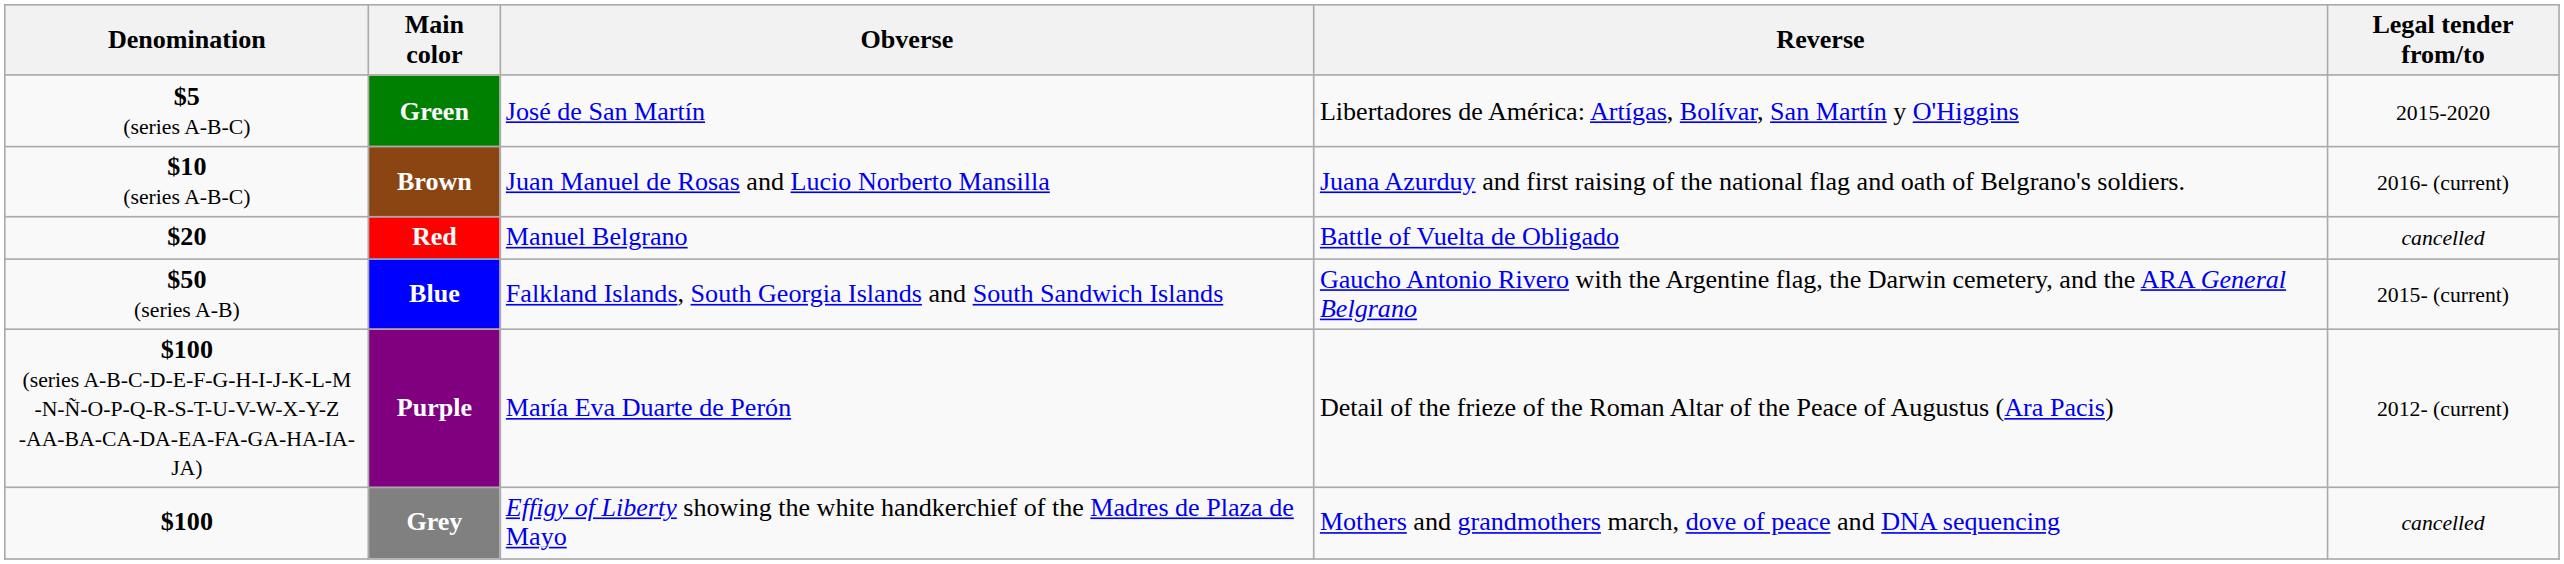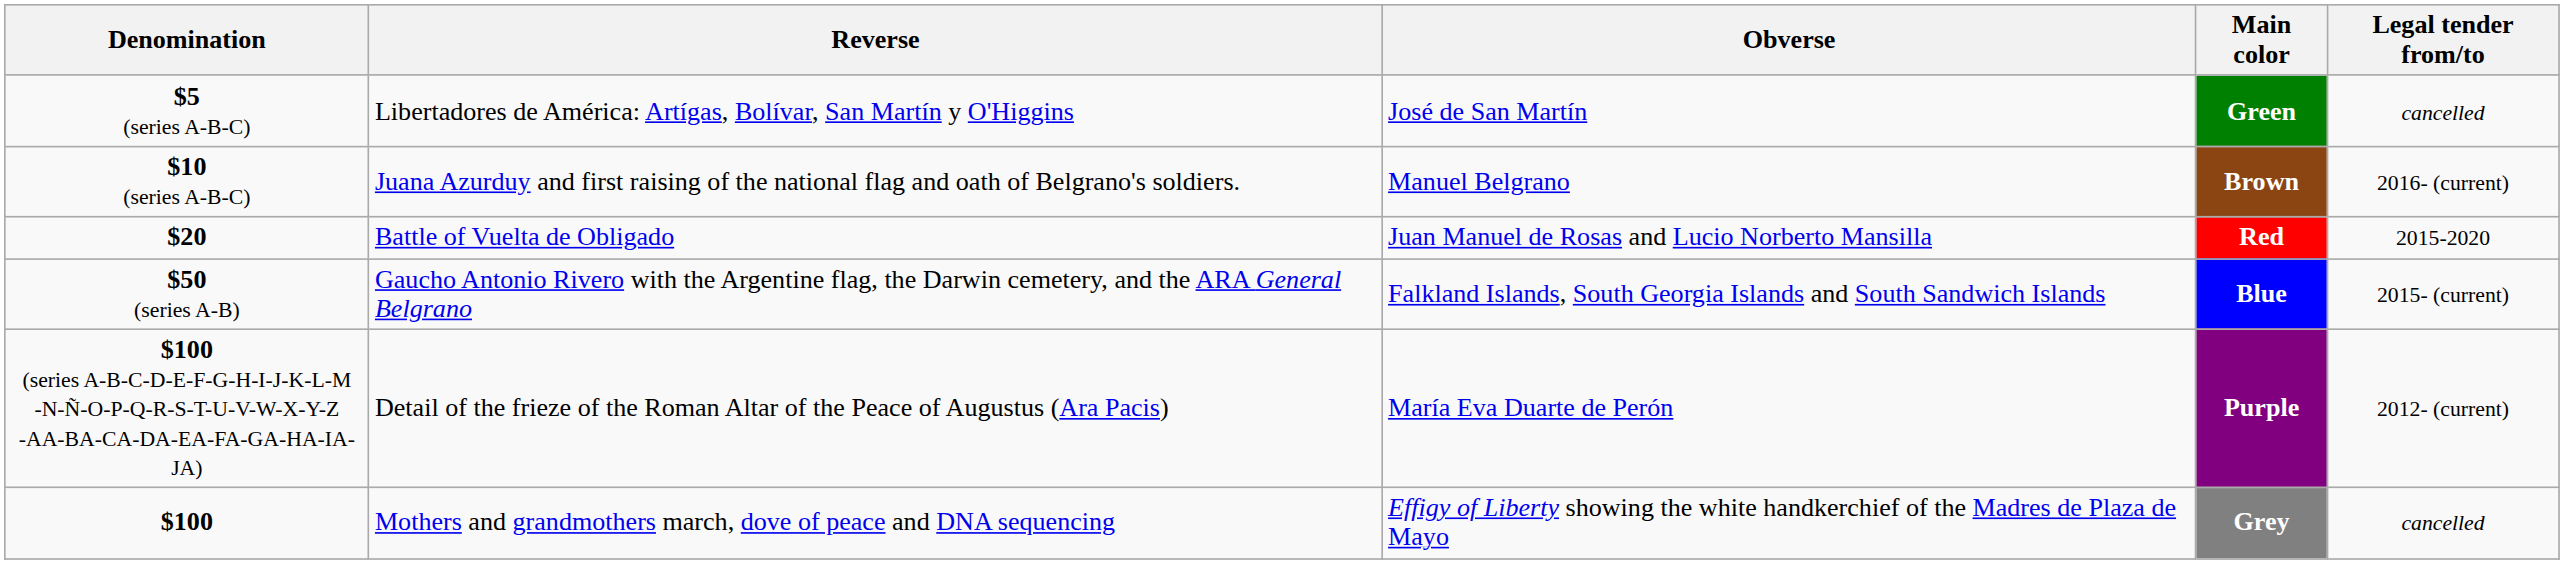columns swapped: (434, 39) <-> (1820, 39)
(2443, 112) 2015-2020 -> (2443, 112) cancelled
(778, 181) Juan Manuel de Rosas and Lucio Norberto Mansilla -> (1479, 181) Manuel Belgrano
(597, 237) Manuel Belgrano -> (1660, 237) Juan Manuel de Rosas and Lucio Norberto Mansilla
(2443, 238) cancelled -> (2443, 238) 2015-2020
